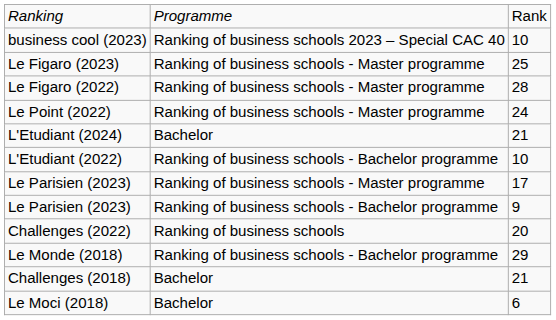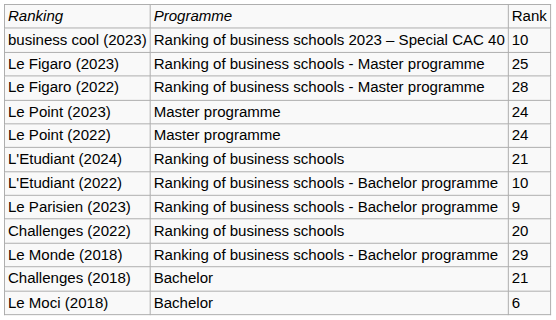+ row: (59, 111)
(319, 111) Ranking of business schools - Master programme -> (217, 135) Master programme
(183, 135) Bachelor -> (249, 159) Ranking of business schools
- row: (69, 183)
